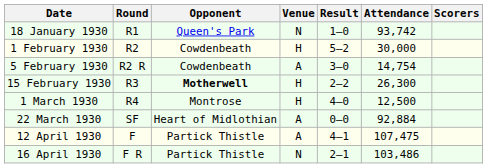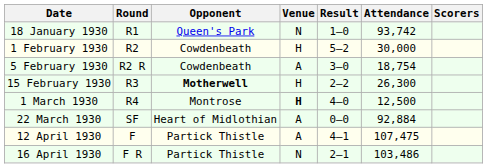(396, 66) 14,754 -> (396, 66) 18,754
(299, 101) normal -> (299, 101) bold
